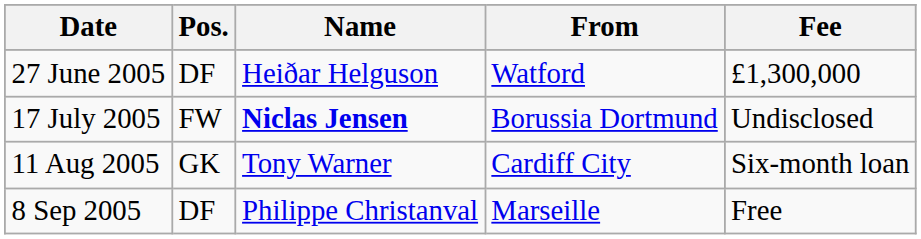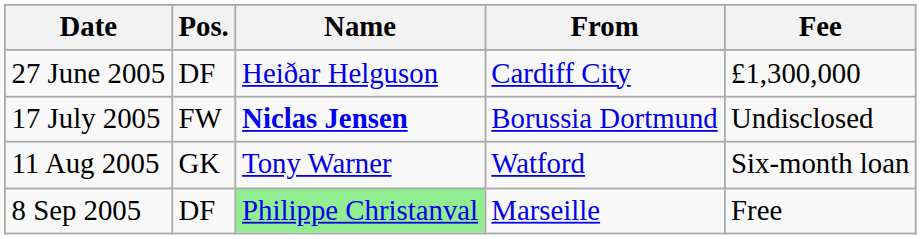(538, 73) Watford -> (561, 73) Cardiff City
(561, 164) Cardiff City -> (538, 164) Watford
(360, 210) no background -> (360, 210) lightgreen background
